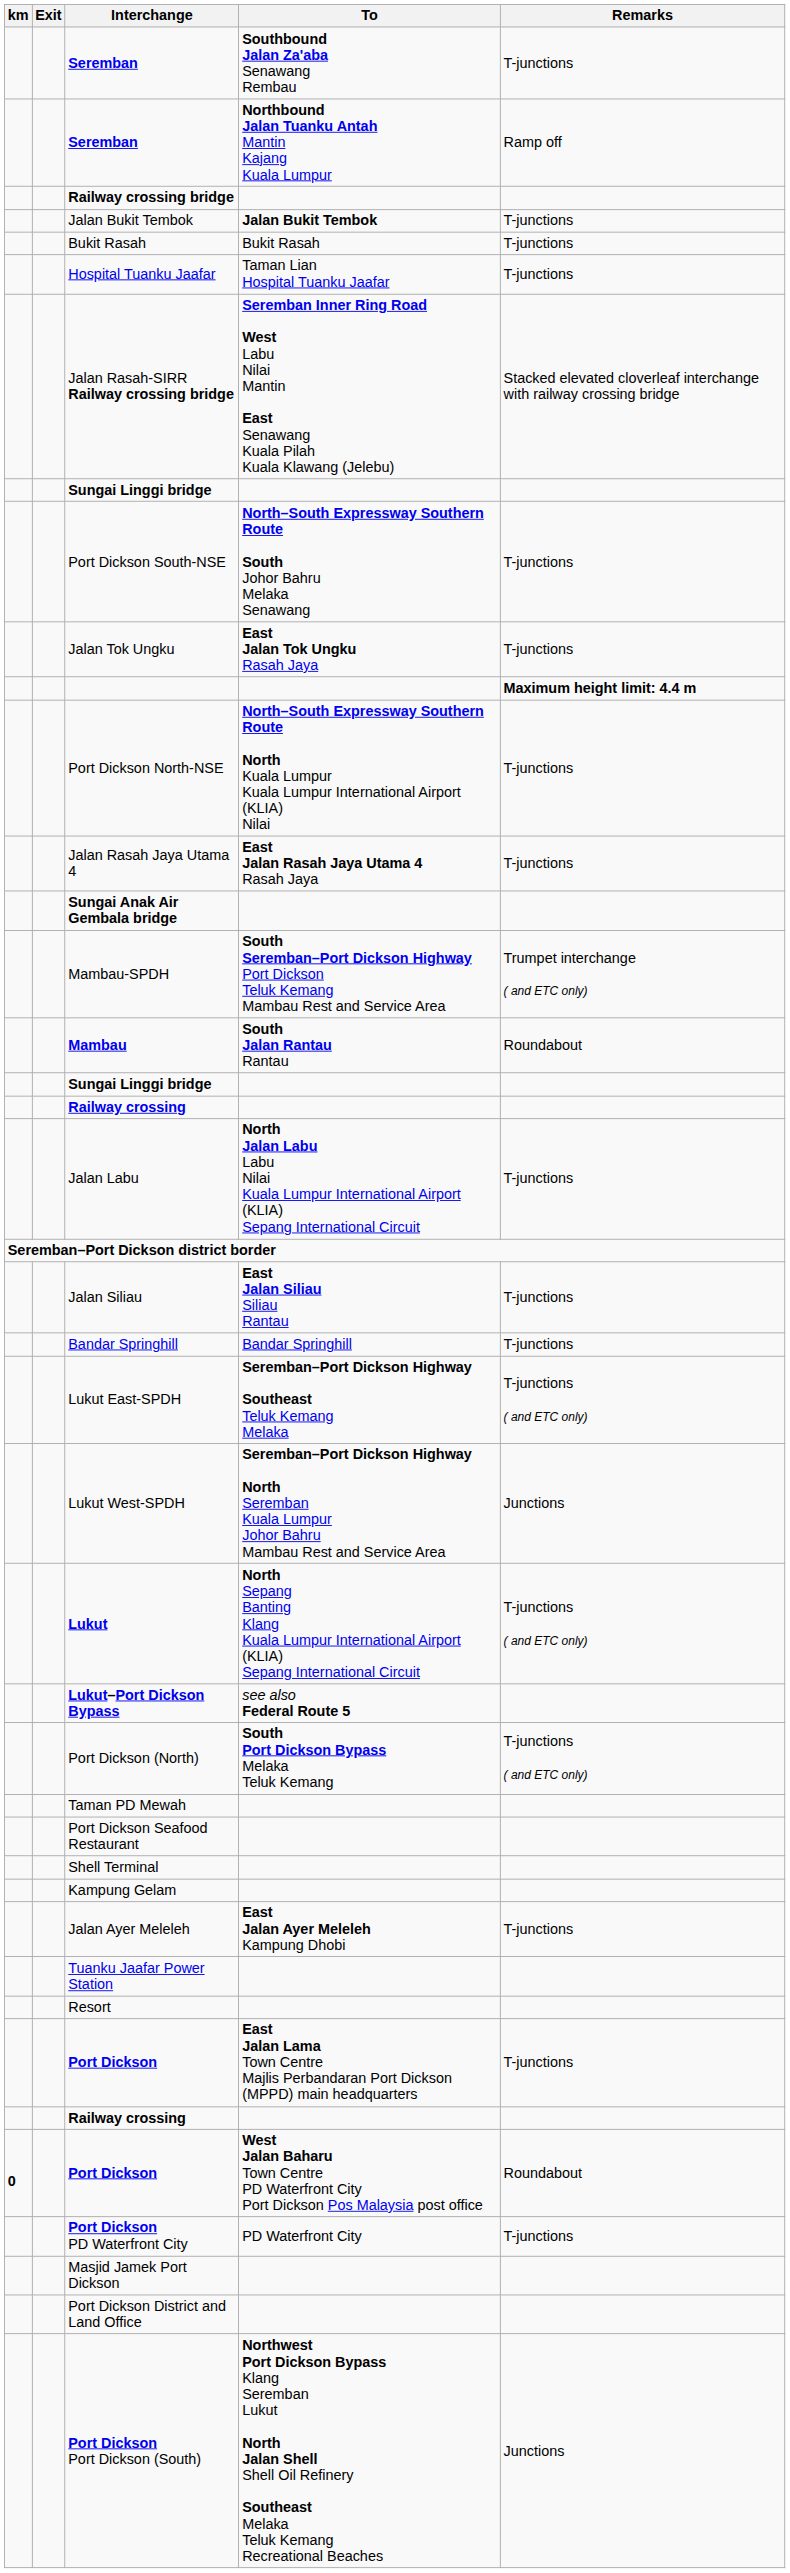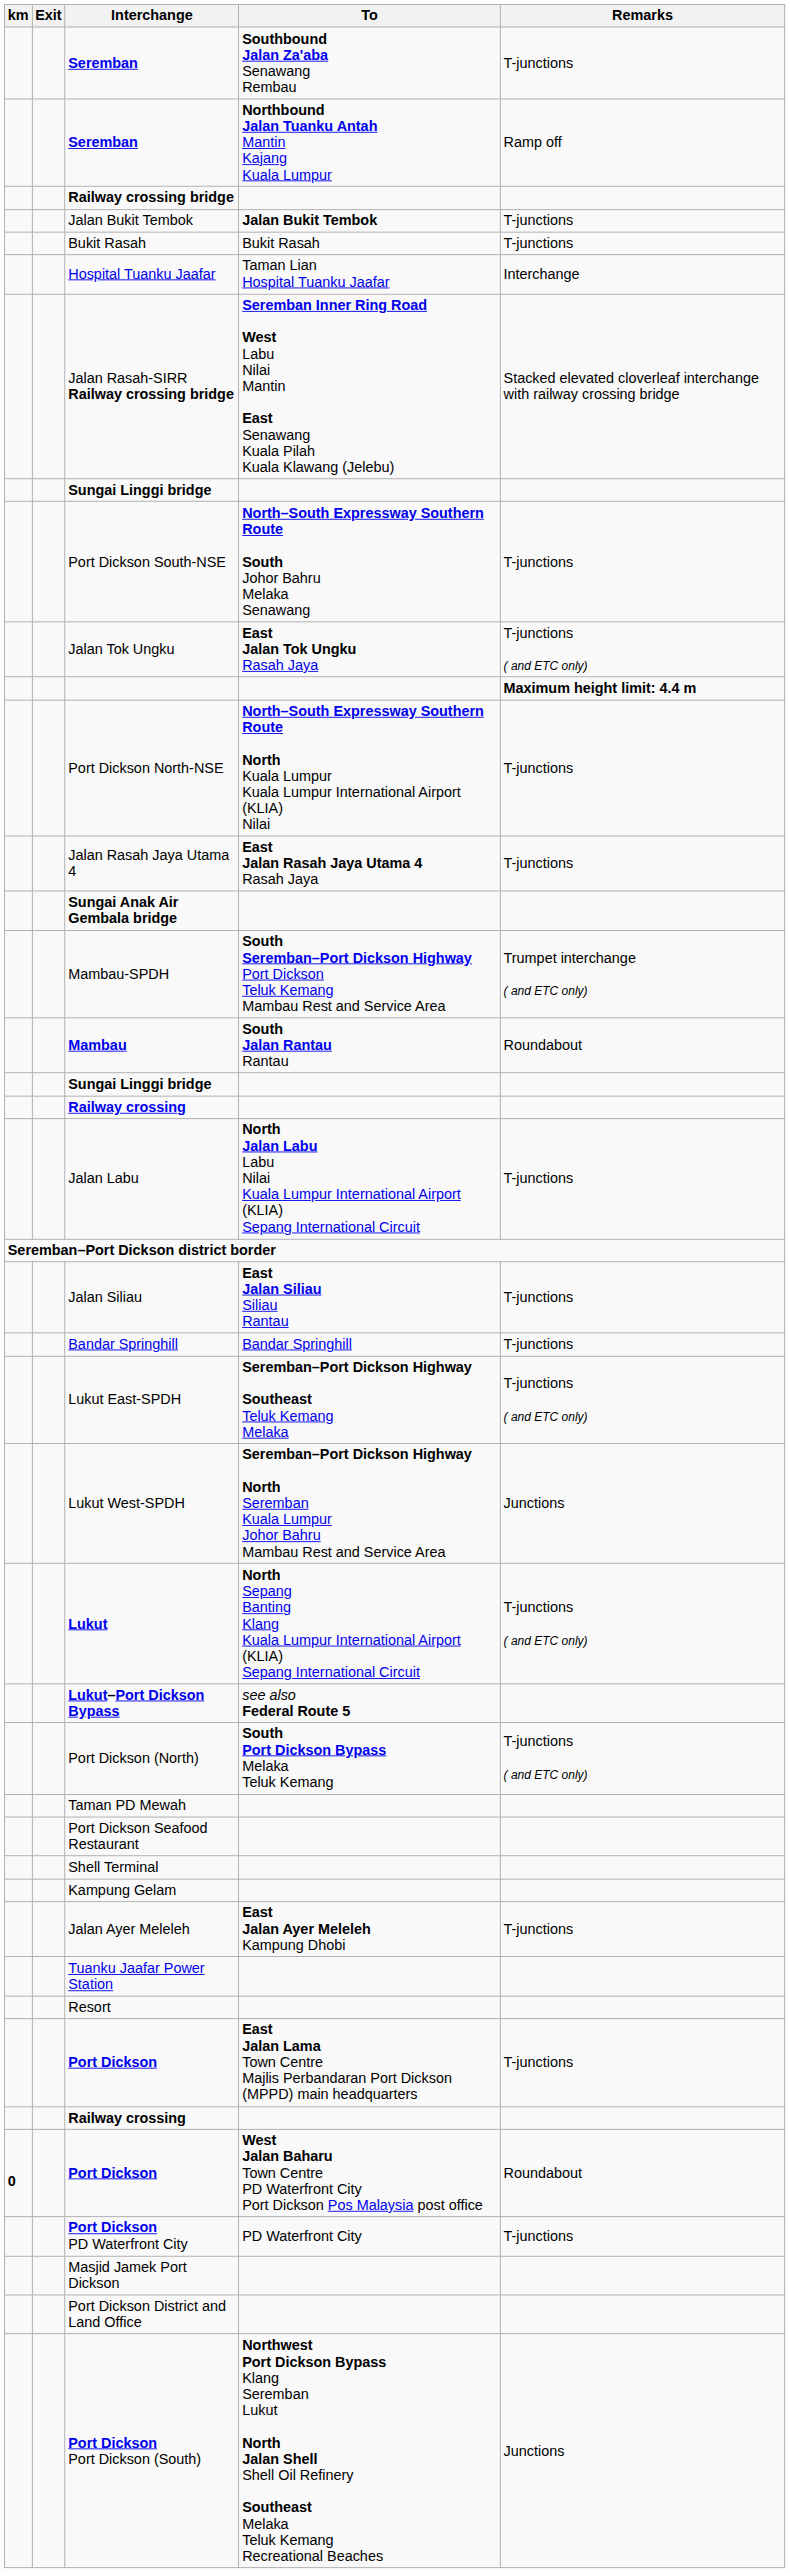(538, 274) T-junctions -> (542, 274) Interchange
(538, 649) T-junctions -> (546, 649) T-junctions ( and ETC only)
